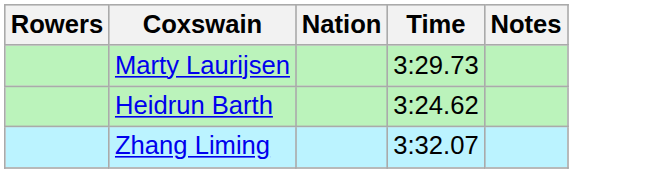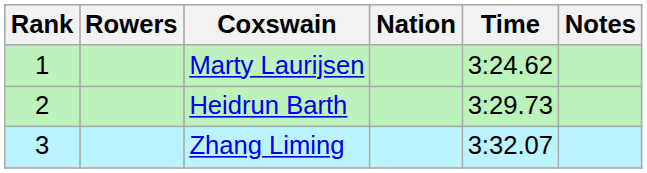+ column: (42, 24)
(436, 65) 3:29.73 -> (510, 65) 3:24.62
(436, 106) 3:24.62 -> (510, 106) 3:29.73
